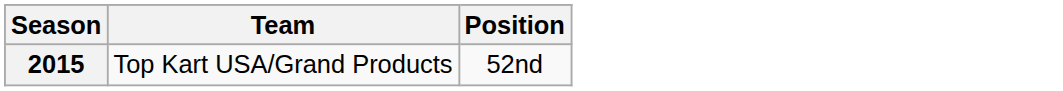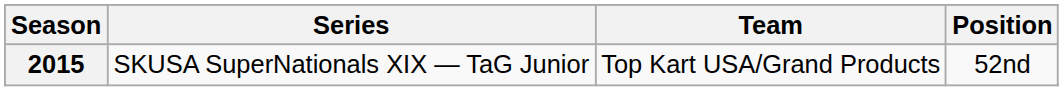+ column: (351, 25)
